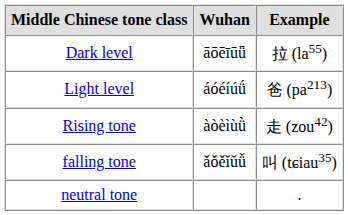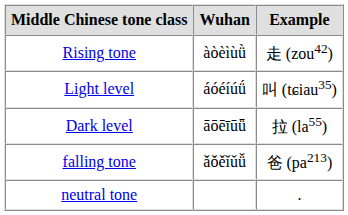rows swapped: (99, 53) <-> (99, 125)
(299, 88) 爸 (pa213) -> (299, 88) 叫 (tɕiau35)
(299, 161) 叫 (tɕiau35) -> (299, 161) 爸 (pa213)
